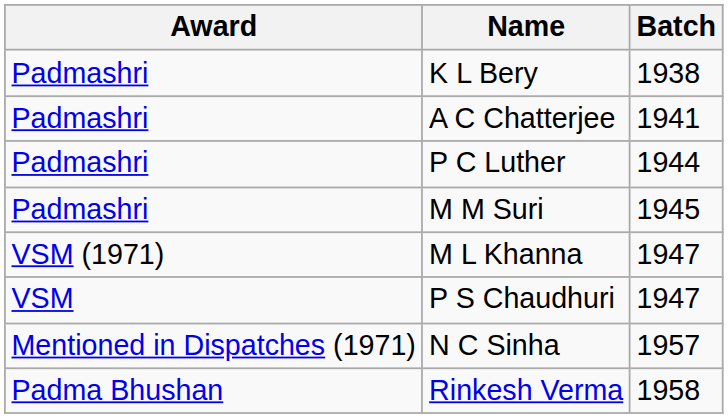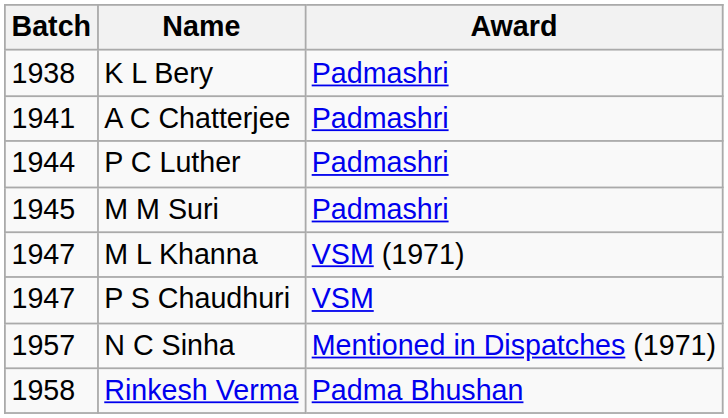columns swapped: (676, 27) <-> (214, 27)
